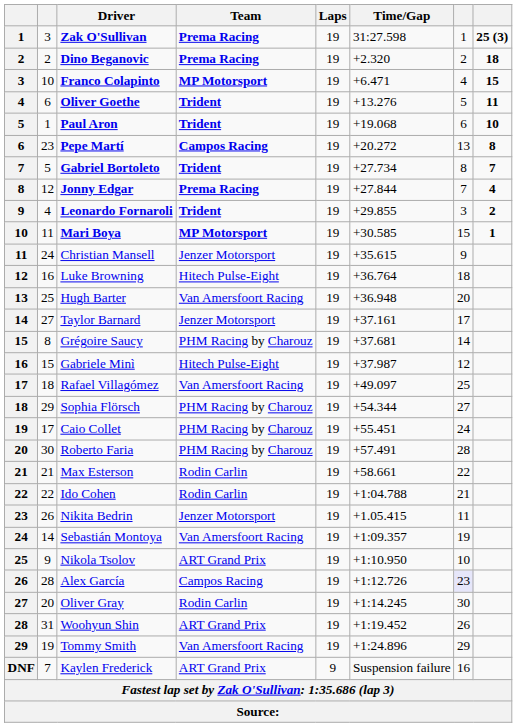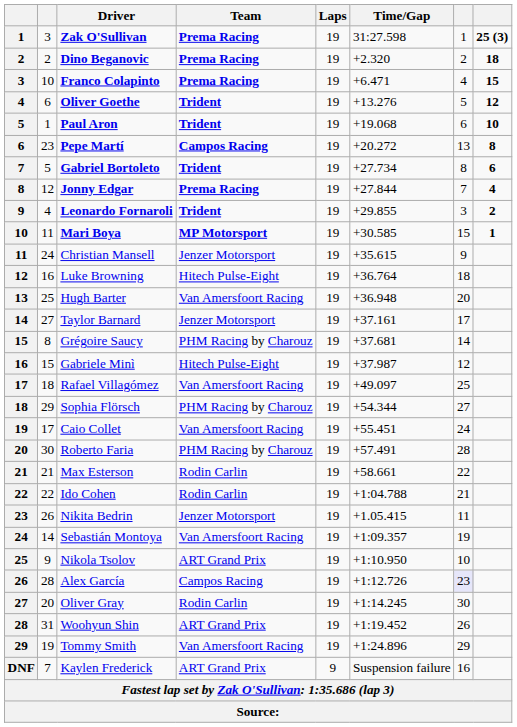(223, 80) MP Motorsport -> (219, 80) Prema Racing
(492, 102) 11 -> (492, 102) 12
(492, 167) 7 -> (492, 167) 6
(246, 428) PHM Racing by Charouz -> (241, 428) Van Amersfoort Racing
